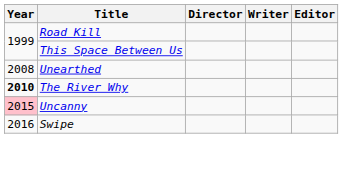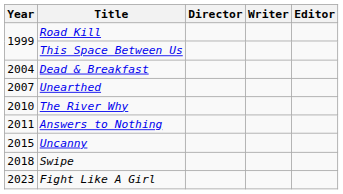+ row: (94, 69)
(21, 69) 2008 -> (21, 87) 2007
(21, 87) bold -> (21, 106) normal
+ row: (101, 124)
(21, 106) pink background -> (21, 143) no background
(21, 124) 2016 -> (21, 161) 2018
+ row: (98, 180)
